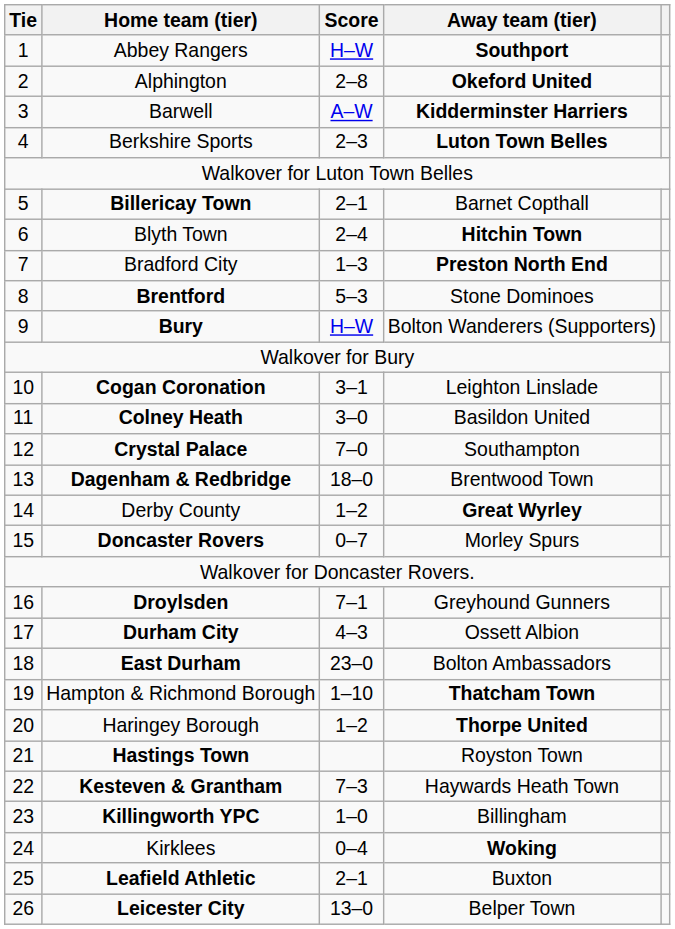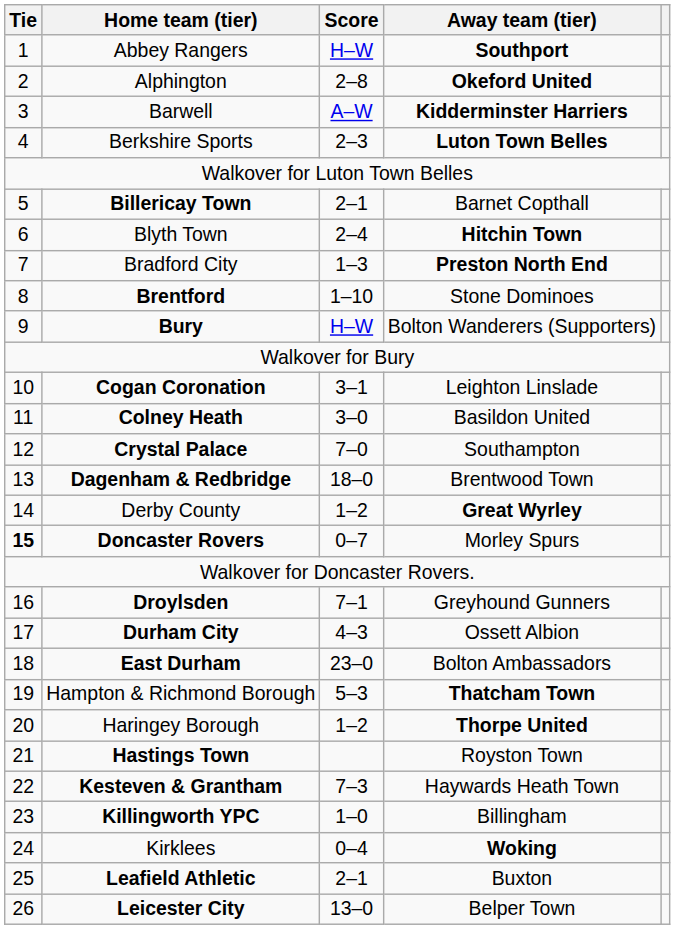(352, 296) 5–3 -> (352, 296) 1–10
(23, 541) normal -> (23, 541) bold
(352, 694) 1–10 -> (352, 694) 5–3
